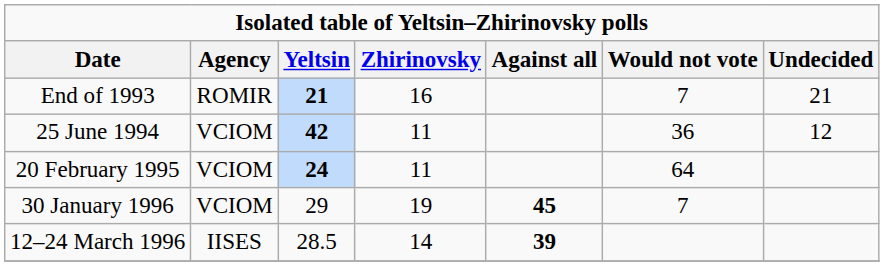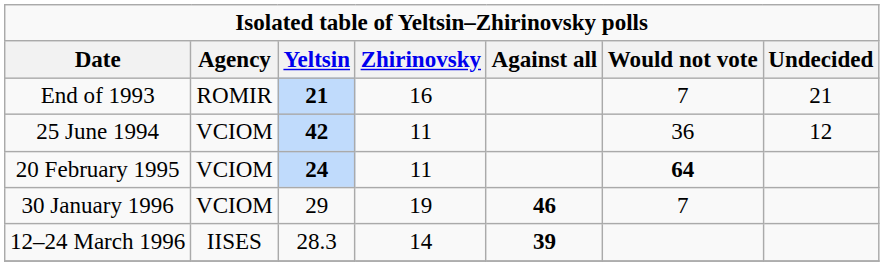(683, 168) normal -> (683, 168) bold
(544, 205) 45 -> (544, 205) 46
(317, 242) 28.5 -> (317, 242) 28.3
